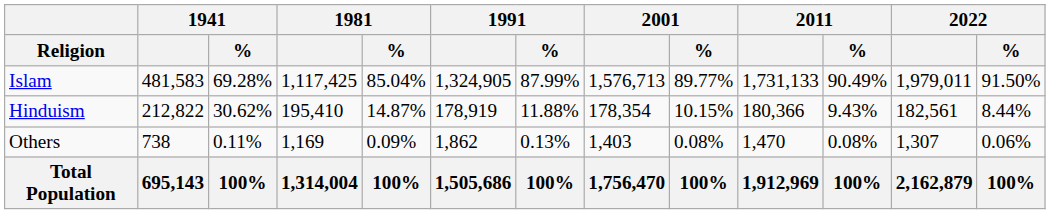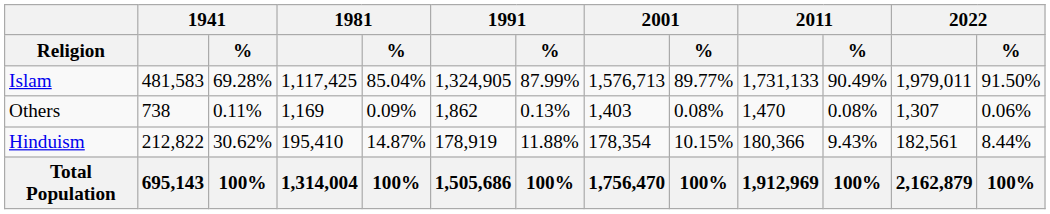rows swapped: (47, 111) <-> (35, 141)
